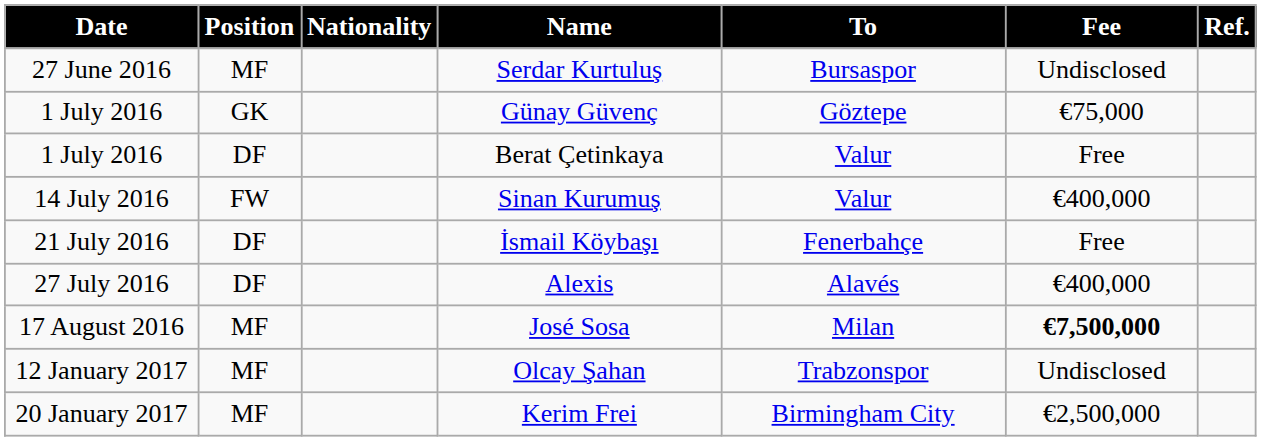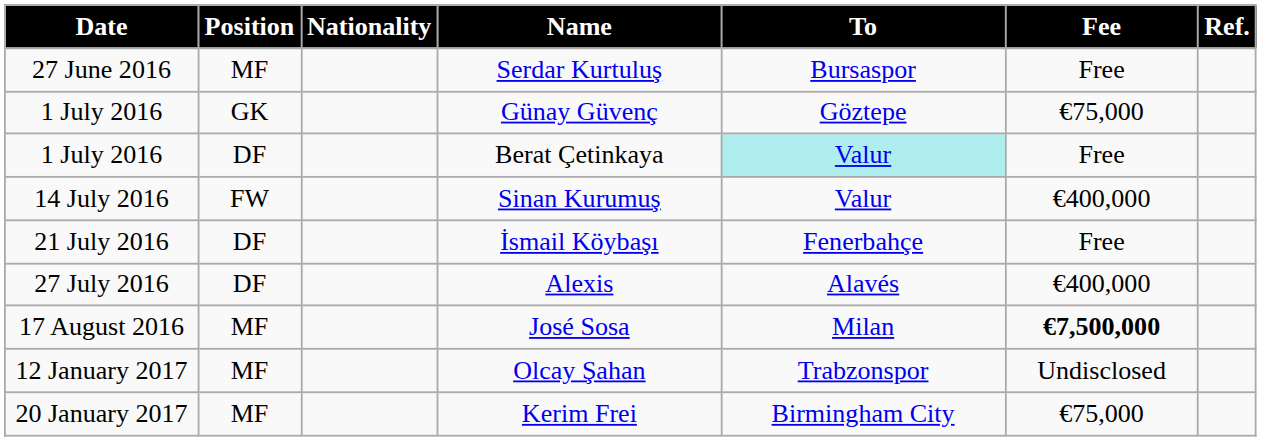(1102, 69) Undisclosed -> (1102, 69) Free
(863, 155) no background -> (863, 155) paleturquoise background
(1102, 413) €2,500,000 -> (1102, 413) €75,000
